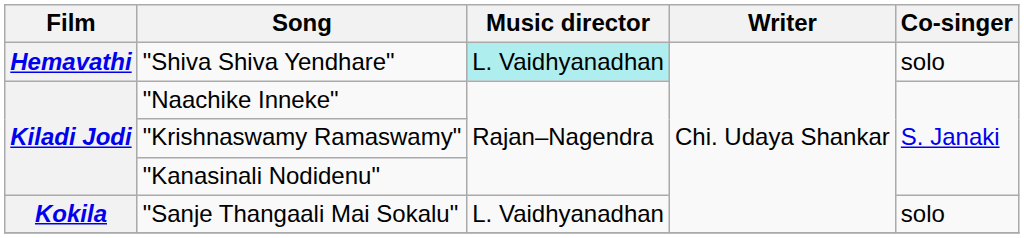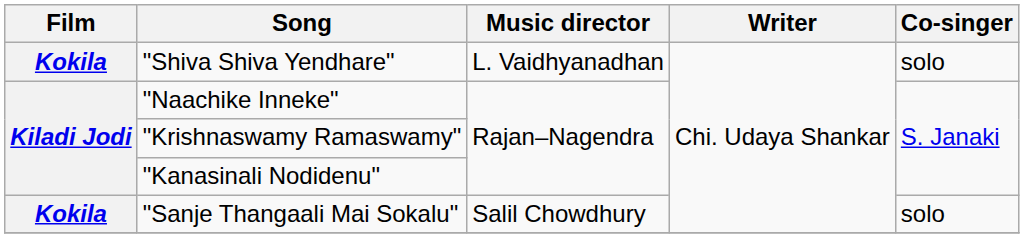(71, 61) Hemavathi -> (71, 61) Kokila
(568, 61) paleturquoise background -> (568, 61) no background
(568, 213) L. Vaidhyanadhan -> (559, 213) Salil Chowdhury
